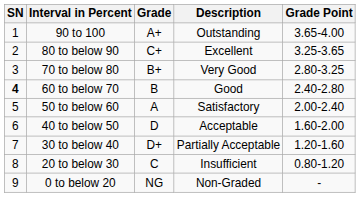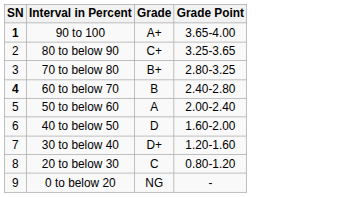- column: (228, 13)
(15, 32) normal -> (15, 32) bold
